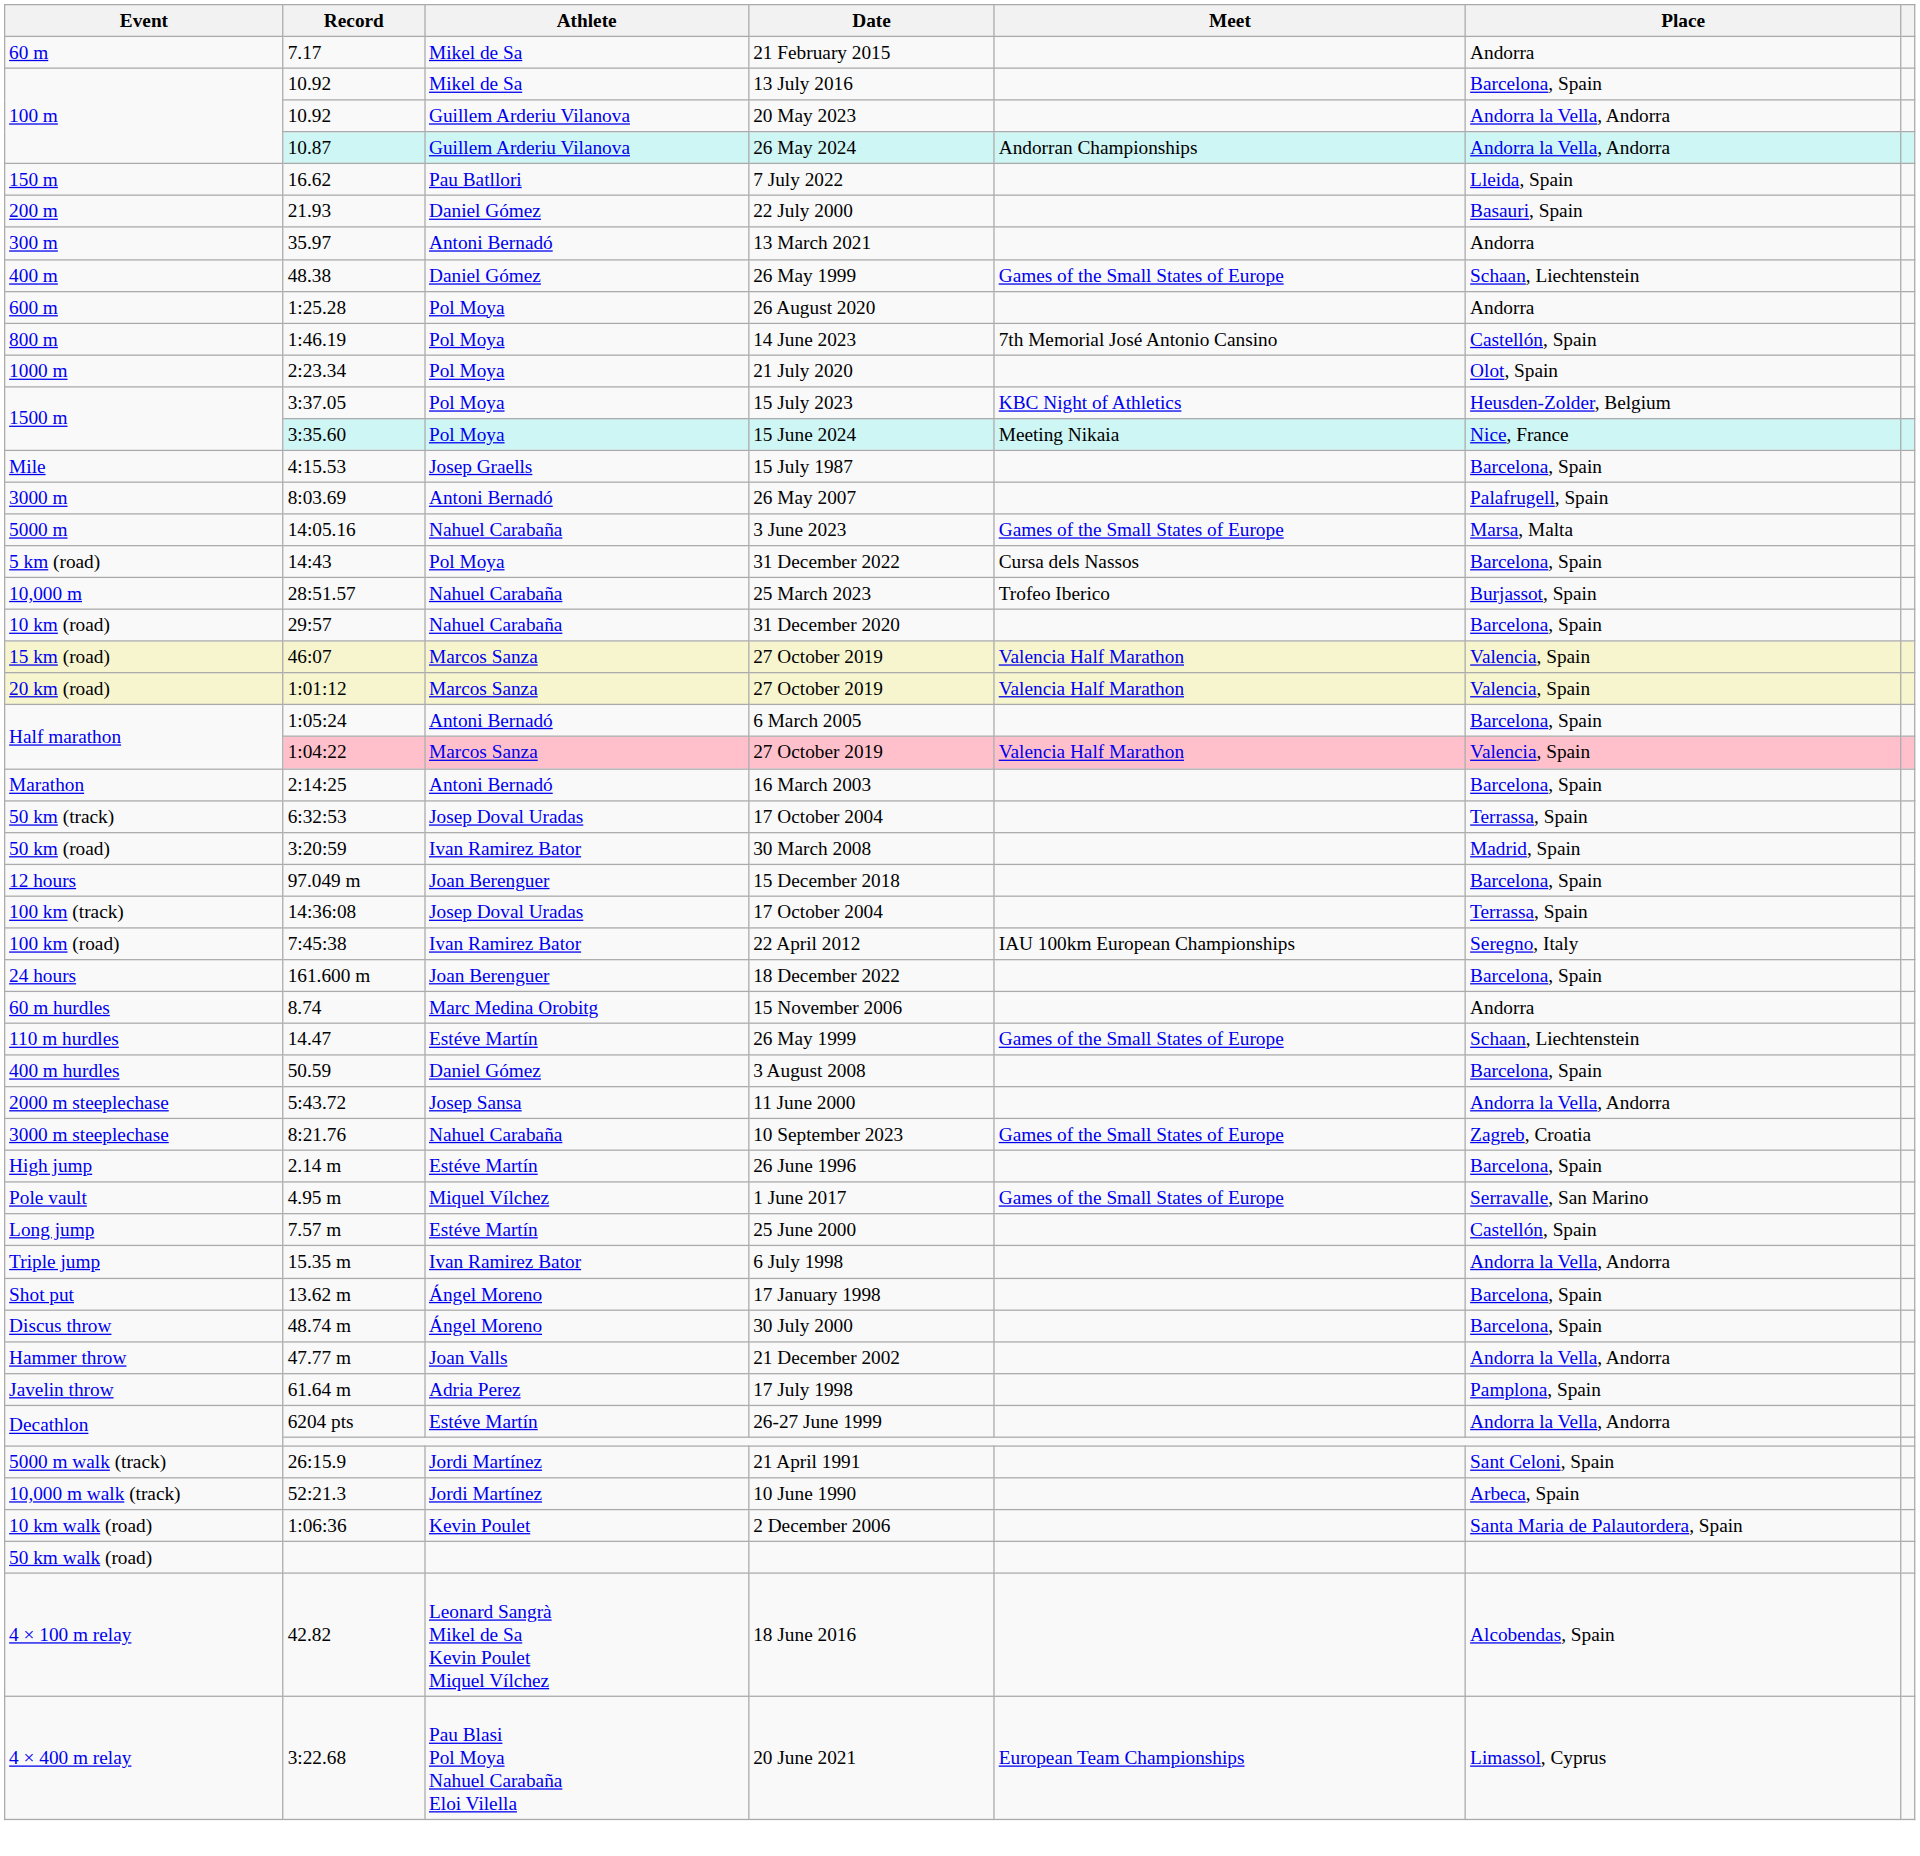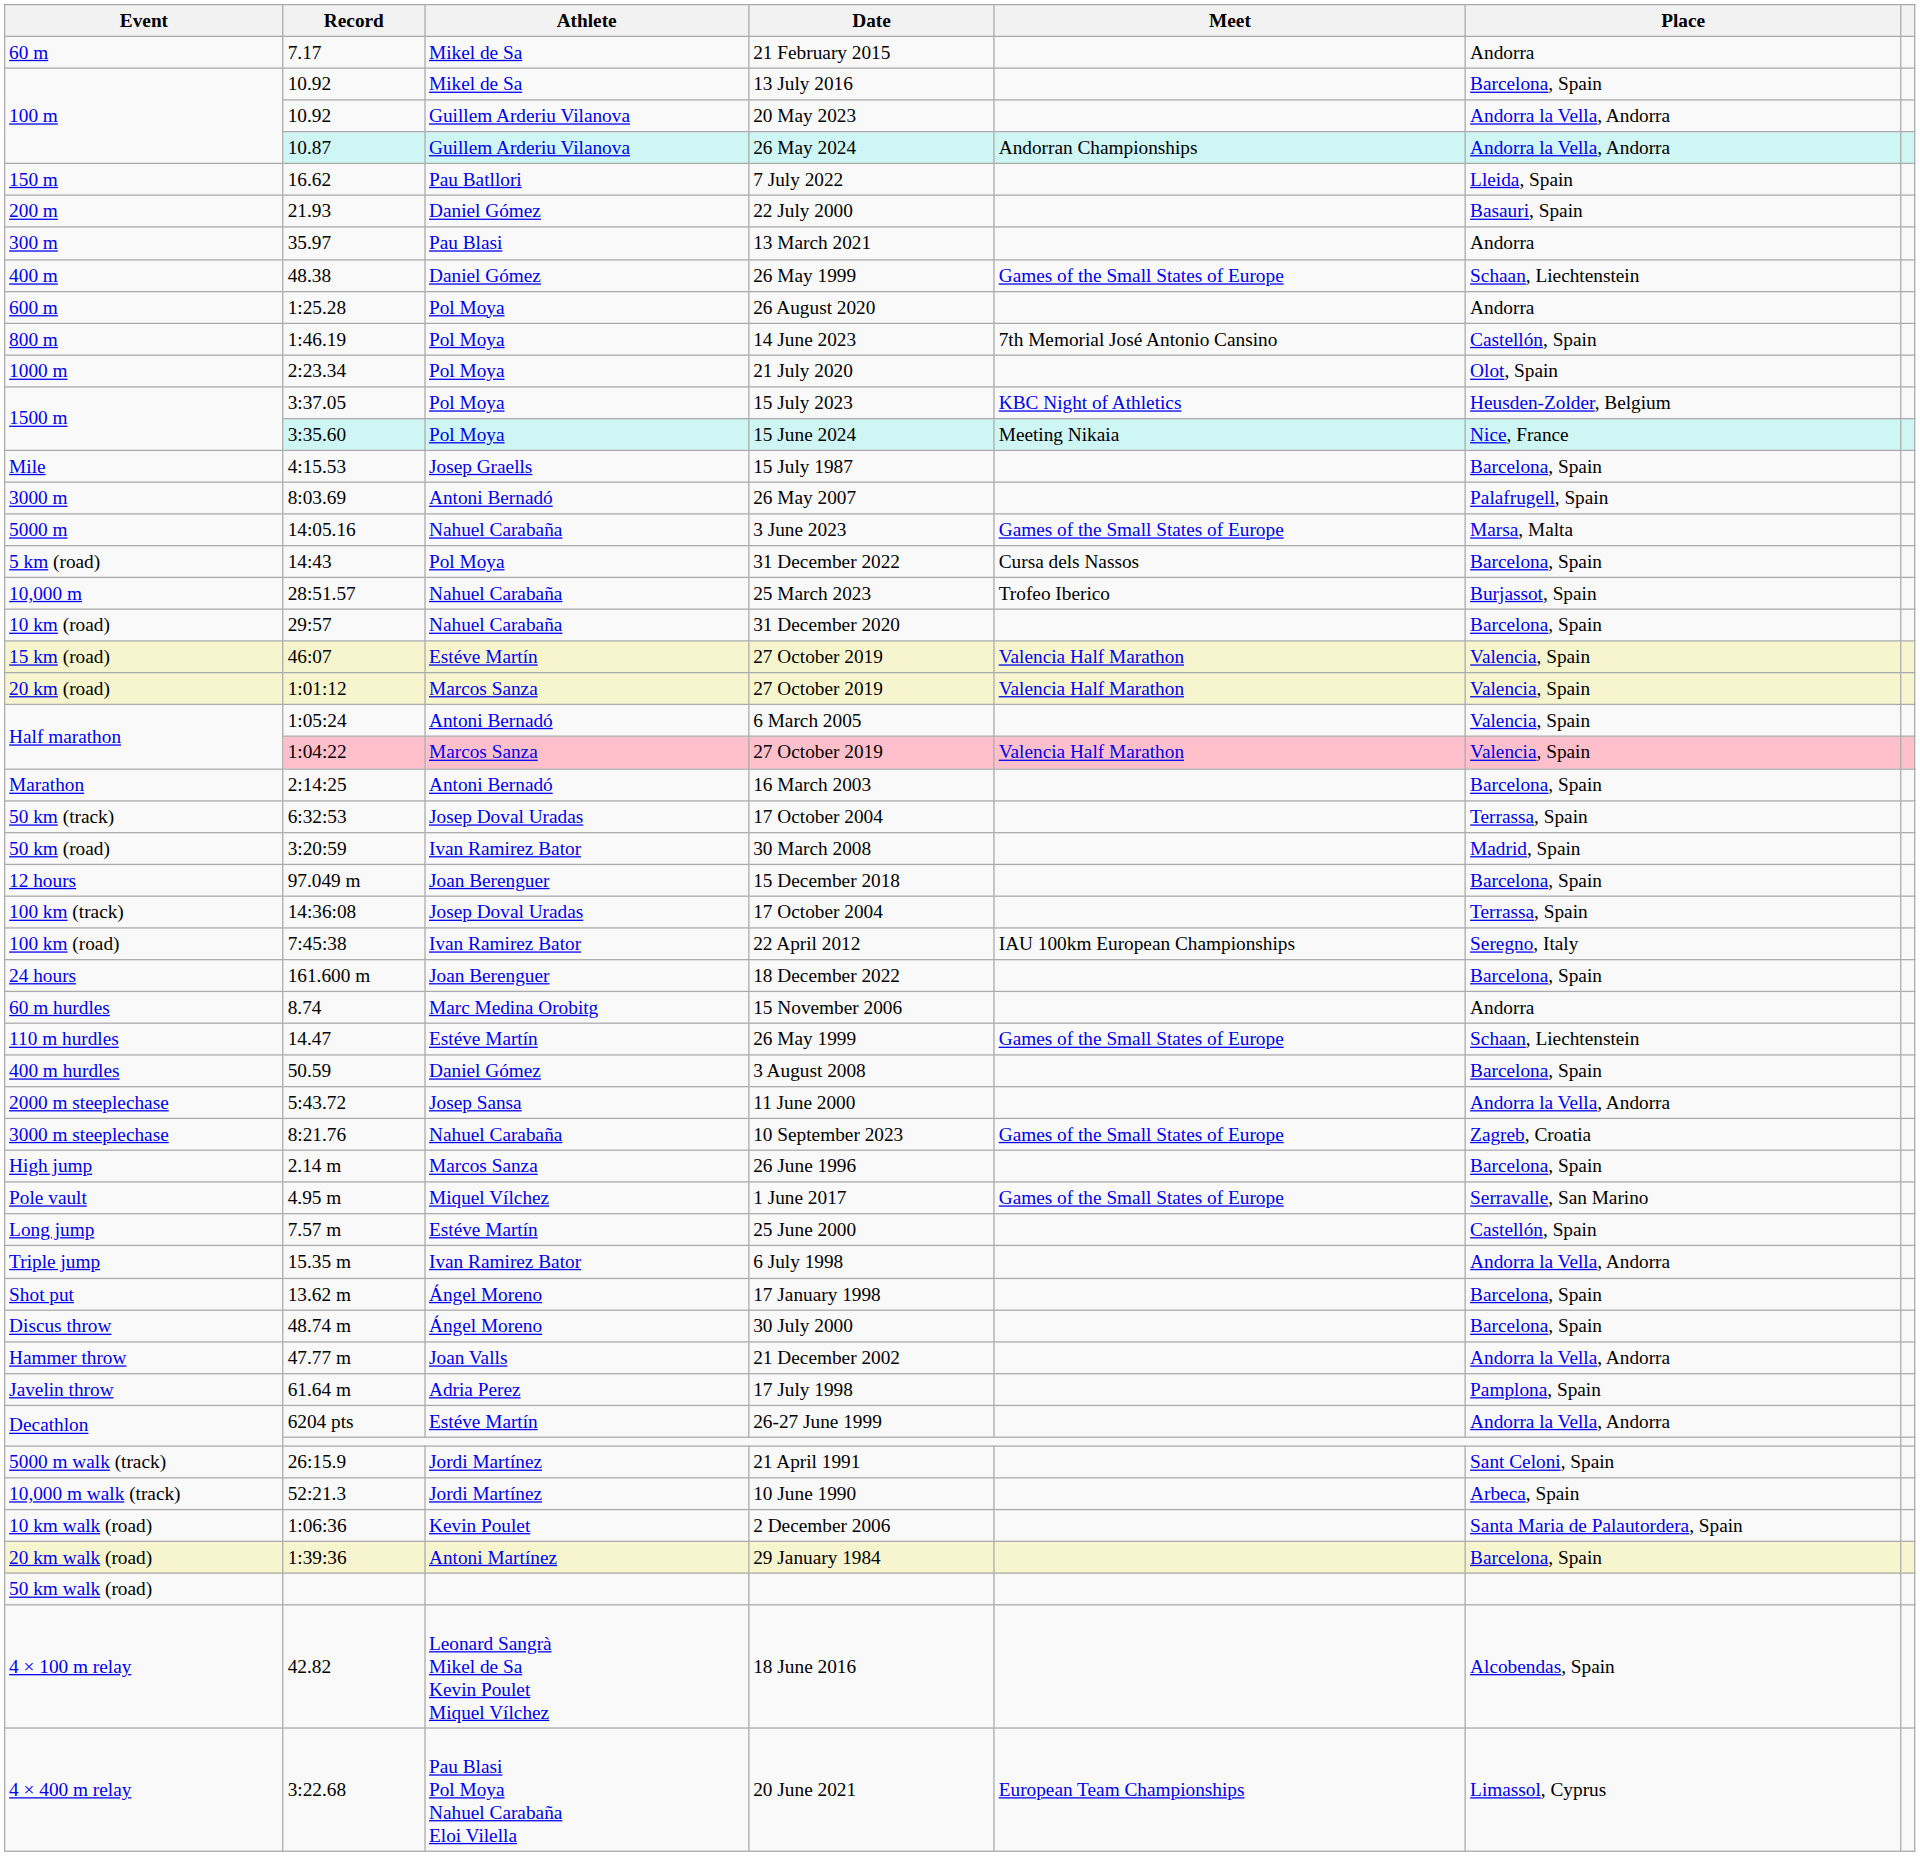(491, 243) Antoni Bernadó -> (466, 243) Pau Blasi
(483, 657) Marcos Sanza -> (483, 657) Estéve Martín
(1536, 720) Barcelona, Spain -> (1530, 720) Valencia, Spain
(483, 1166) Estéve Martín -> (483, 1166) Marcos Sanza
+ row: (81, 1557)
